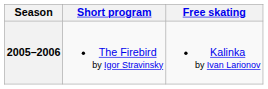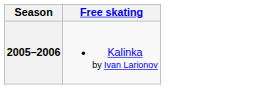- column: (114, 13)
